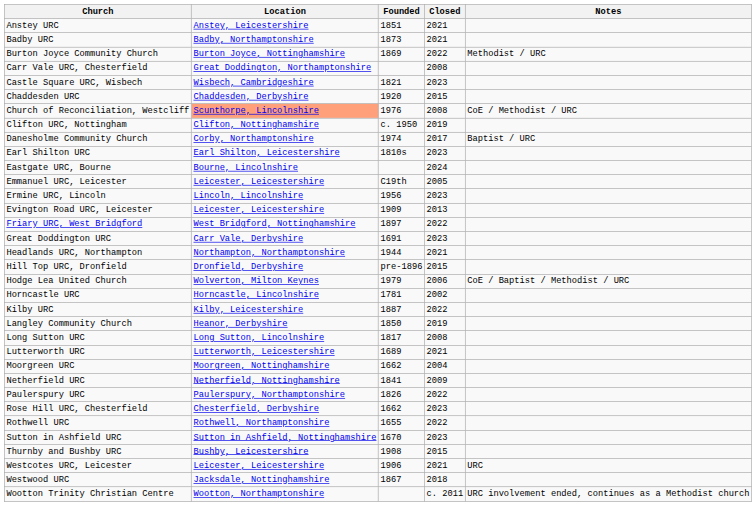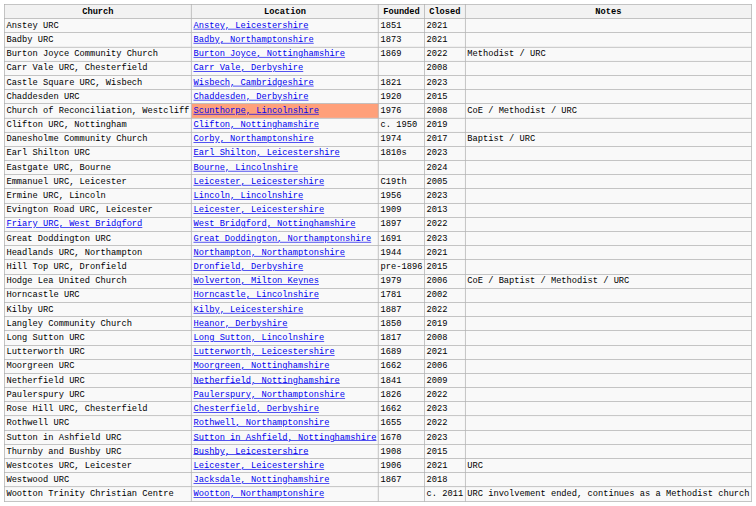(282, 68) Great Doddington, Northamptonshire -> (248, 68) Carr Vale, Derbyshire
(248, 239) Carr Vale, Derbyshire -> (282, 239) Great Doddington, Northamptonshire
(437, 366) 2004 -> (437, 366) 2006
